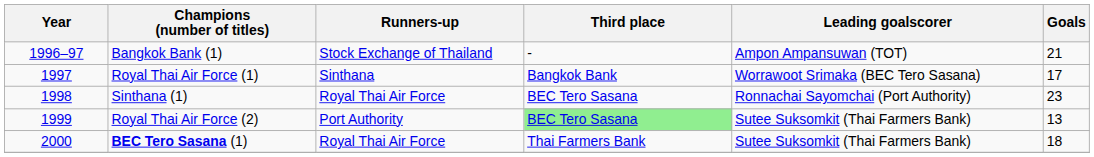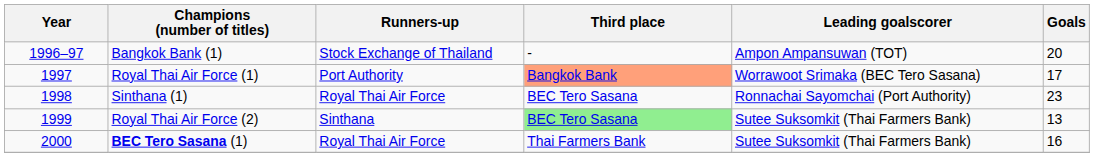(1054, 53) 21 -> (1054, 53) 20
(347, 75) Sinthana -> (361, 75) Port Authority
(572, 75) no background -> (572, 75) lightsalmon background
(361, 119) Port Authority -> (347, 119) Sinthana
(1054, 141) 18 -> (1054, 141) 16
